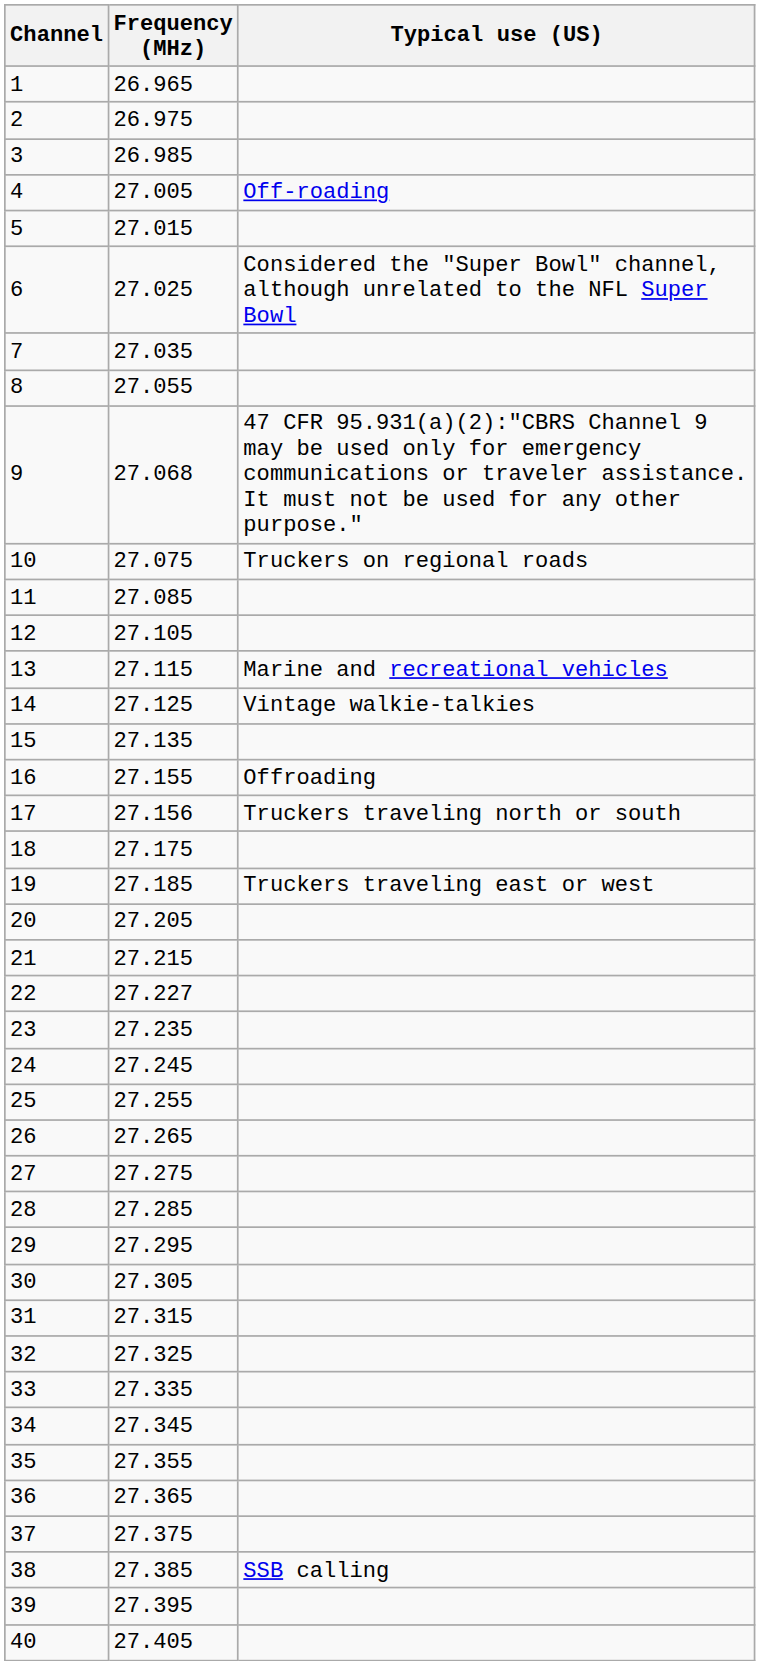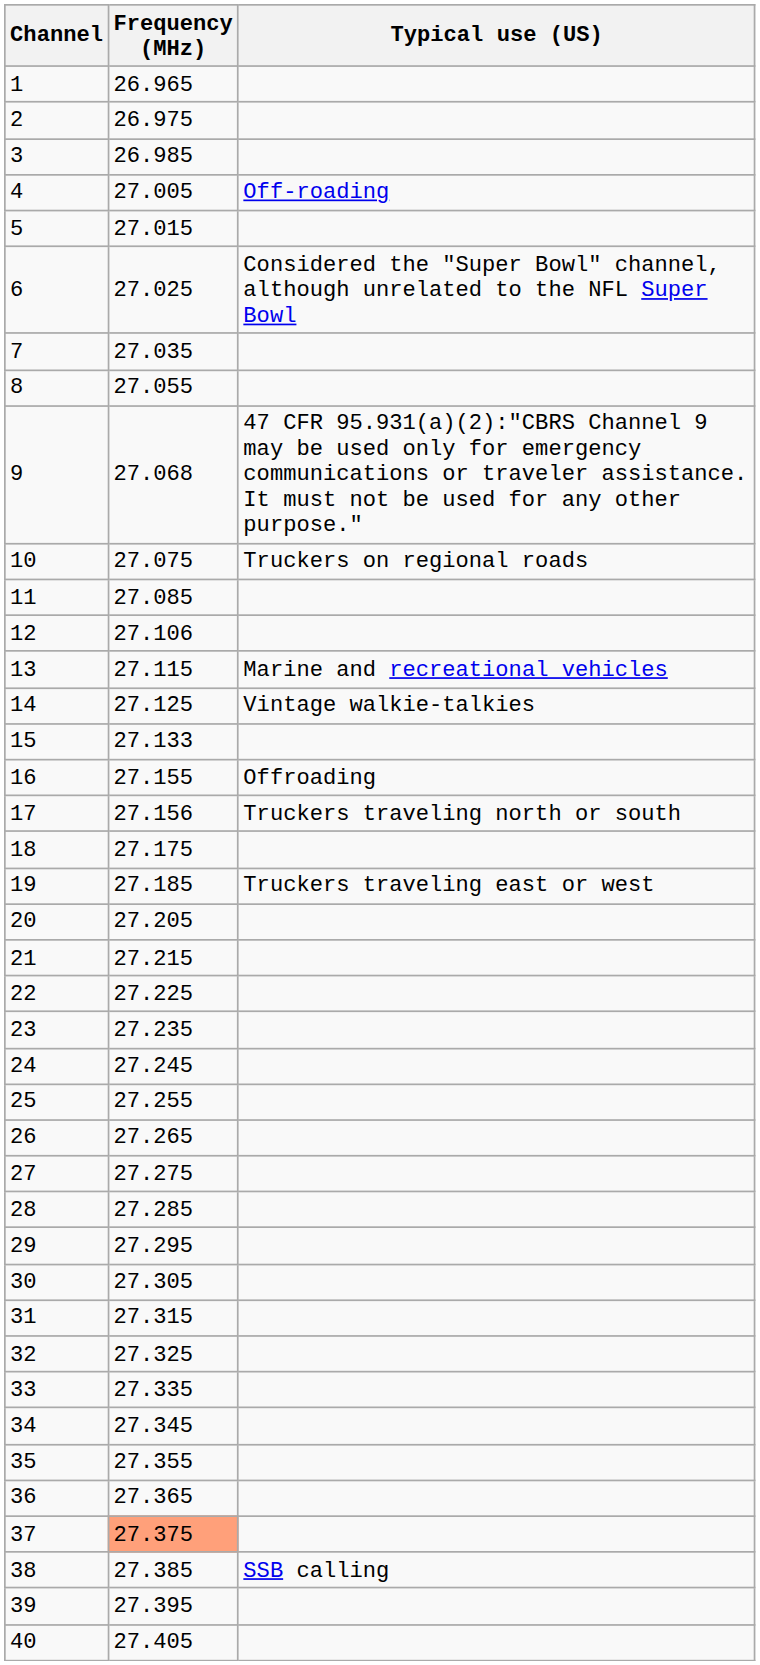(153, 634) 27.105 -> (153, 634) 27.106
(153, 742) 27.135 -> (153, 742) 27.133
(153, 994) 27.227 -> (153, 994) 27.225
(153, 1534) no background -> (153, 1534) lightsalmon background
